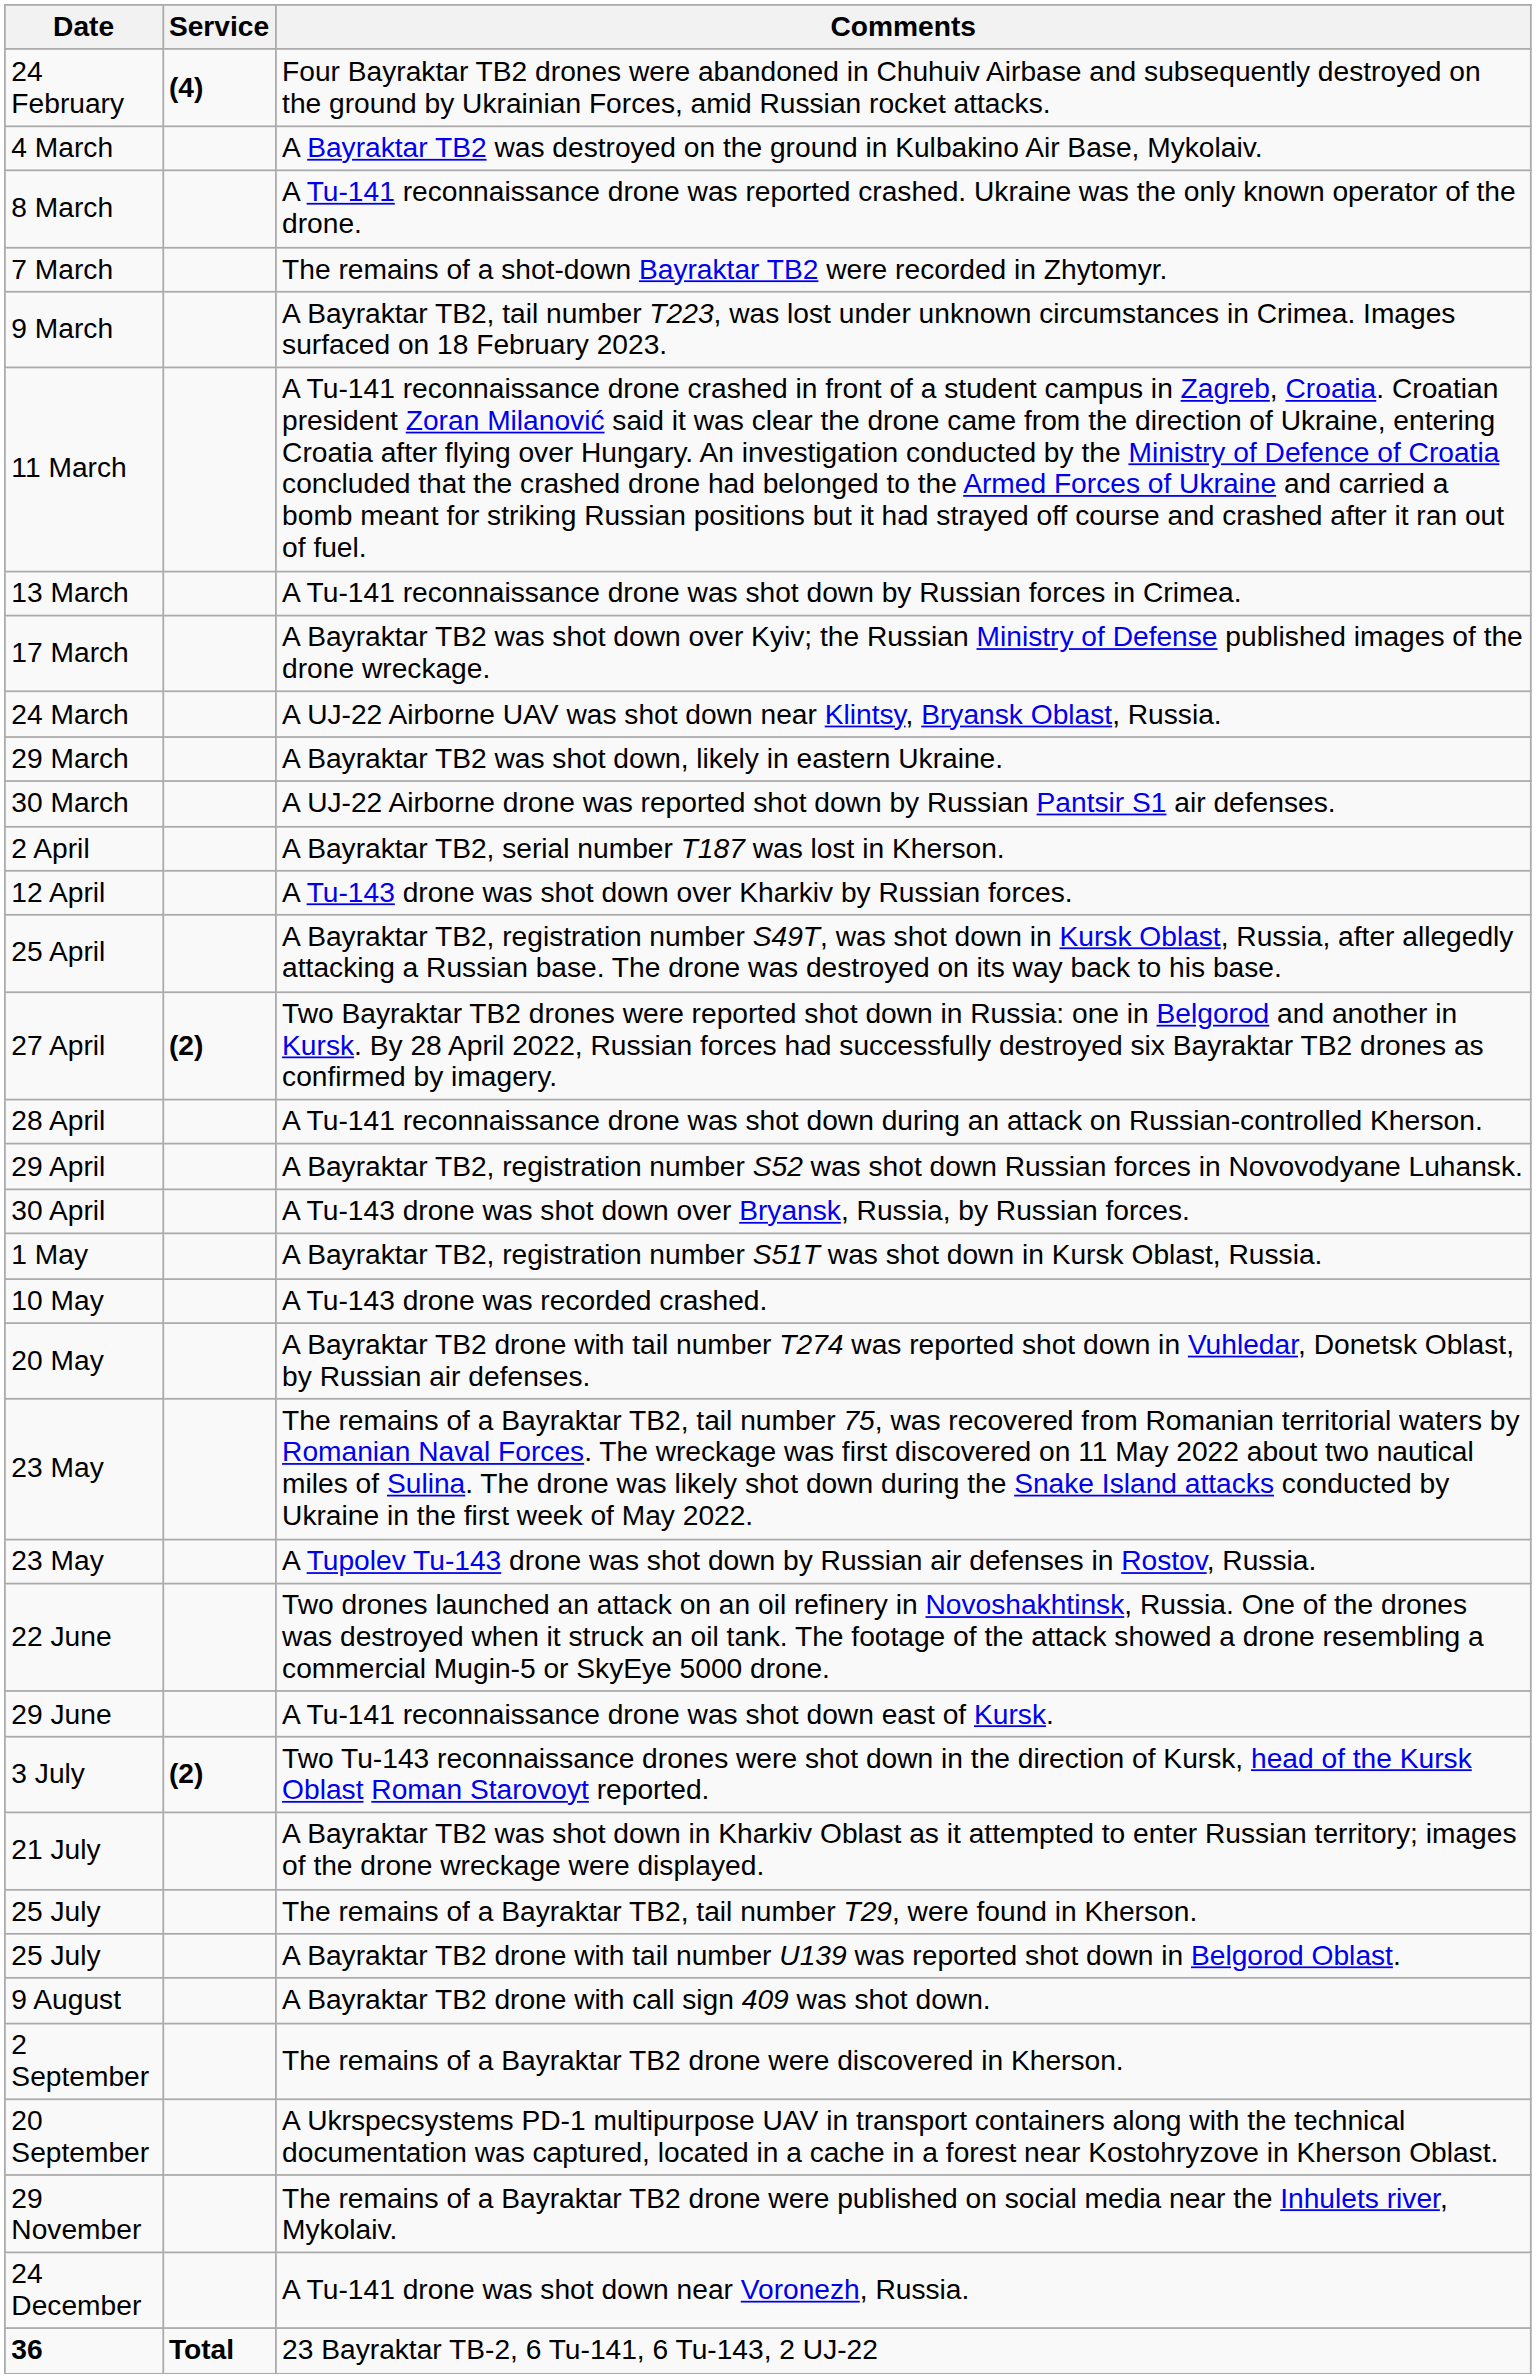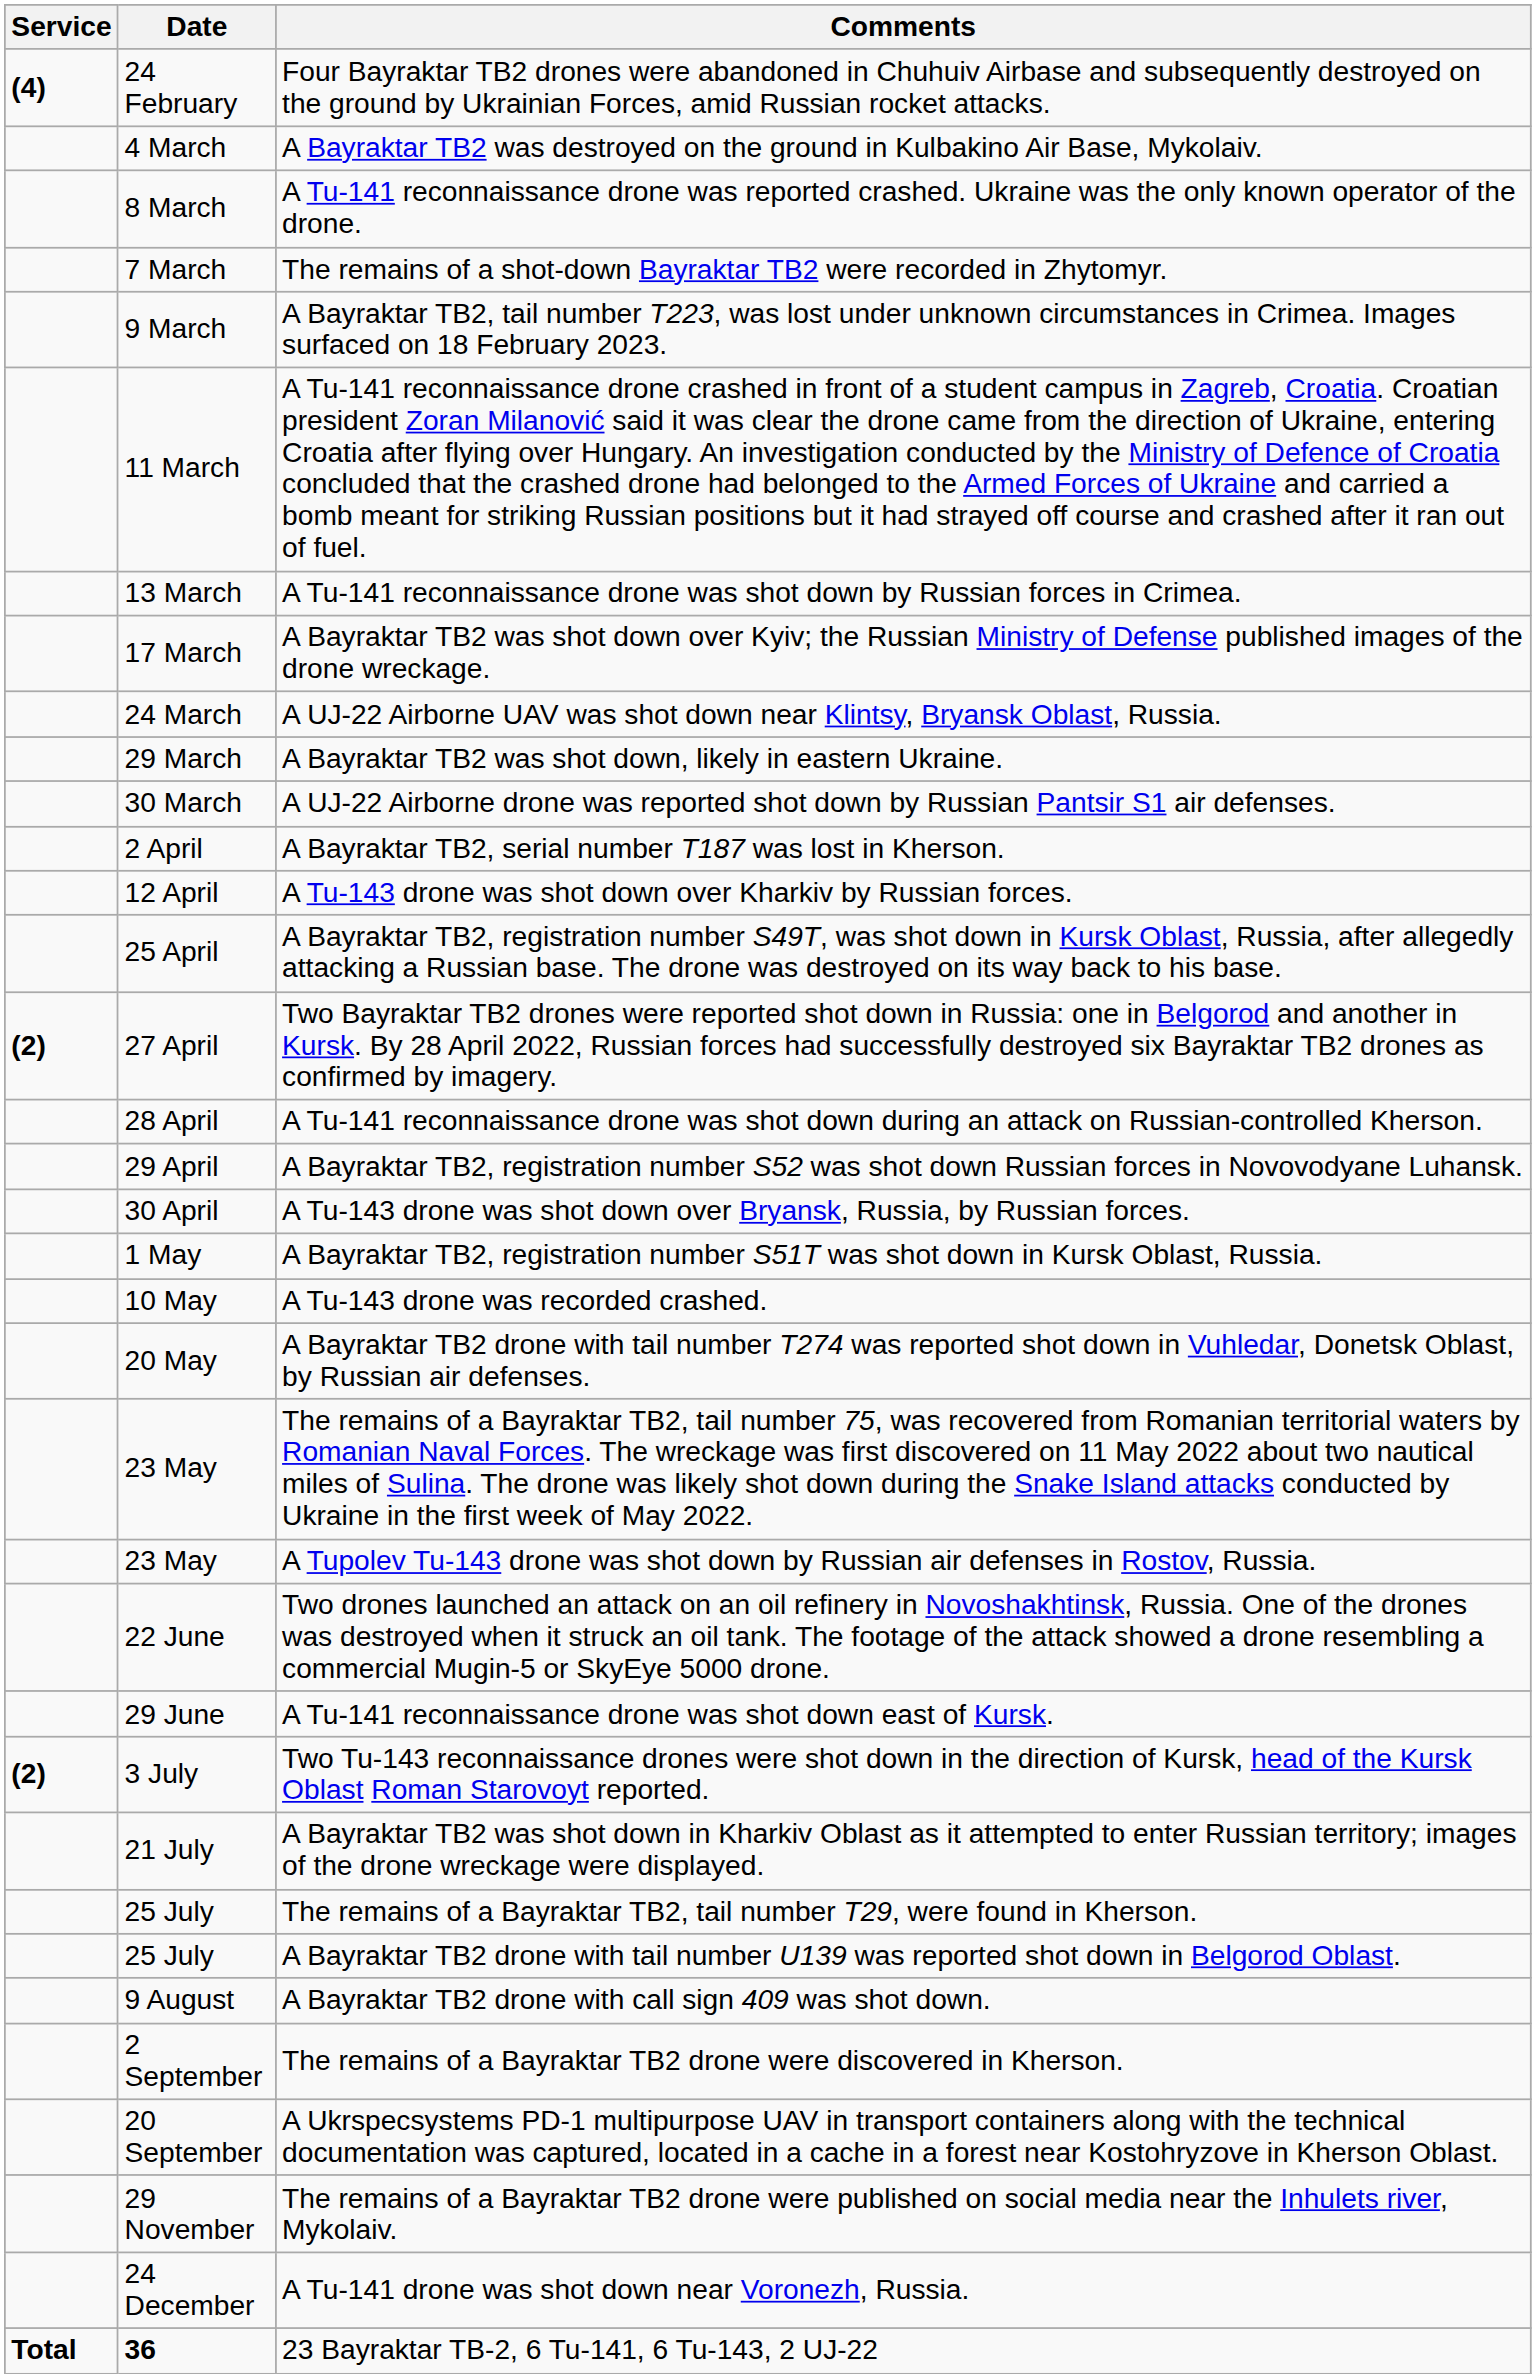columns swapped: (219, 26) <-> (84, 26)
